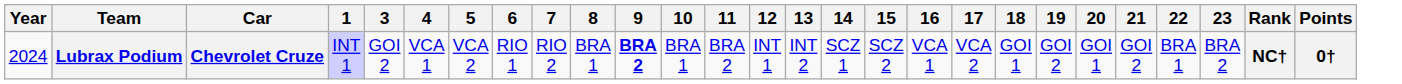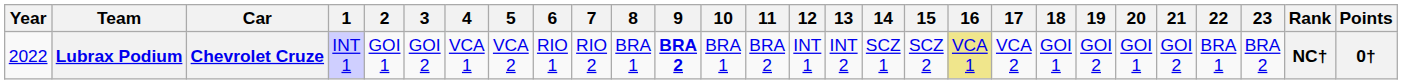+ column: (385, 18)
(28, 55) 2024 -> (28, 55) 2022
(930, 55) no background -> (970, 55) khaki background
